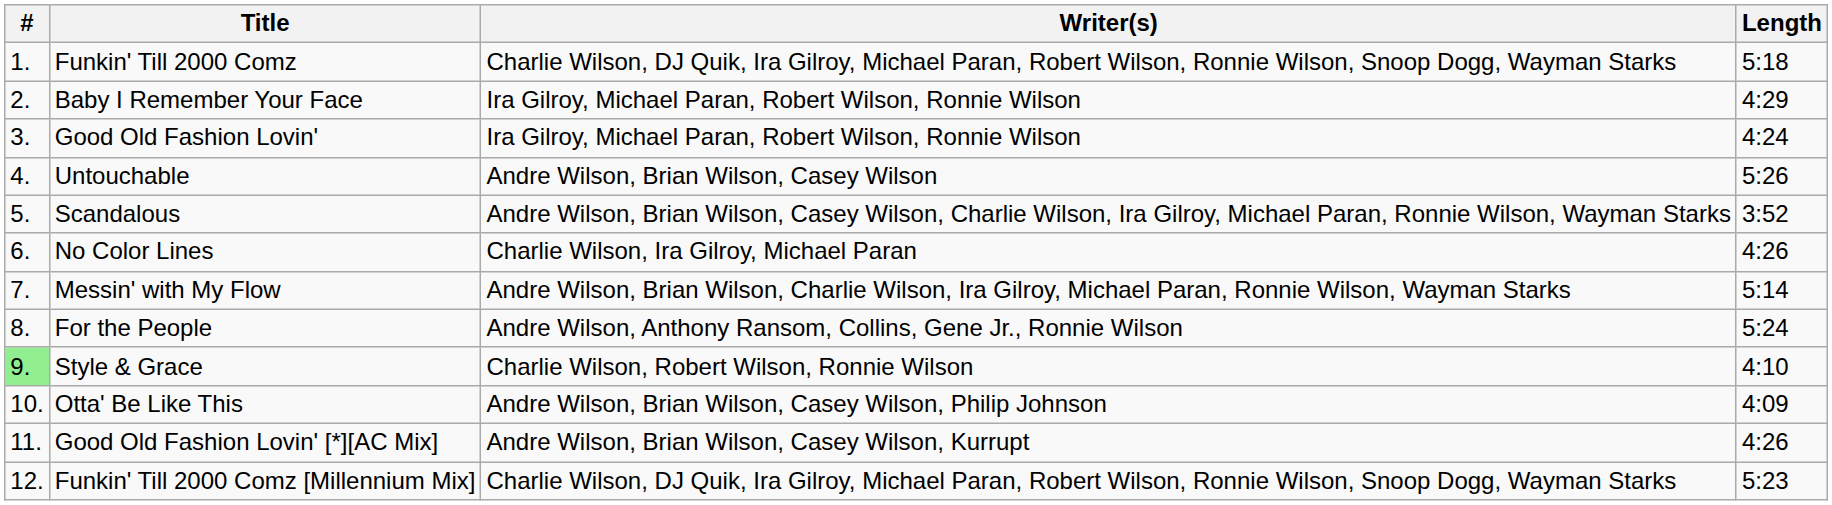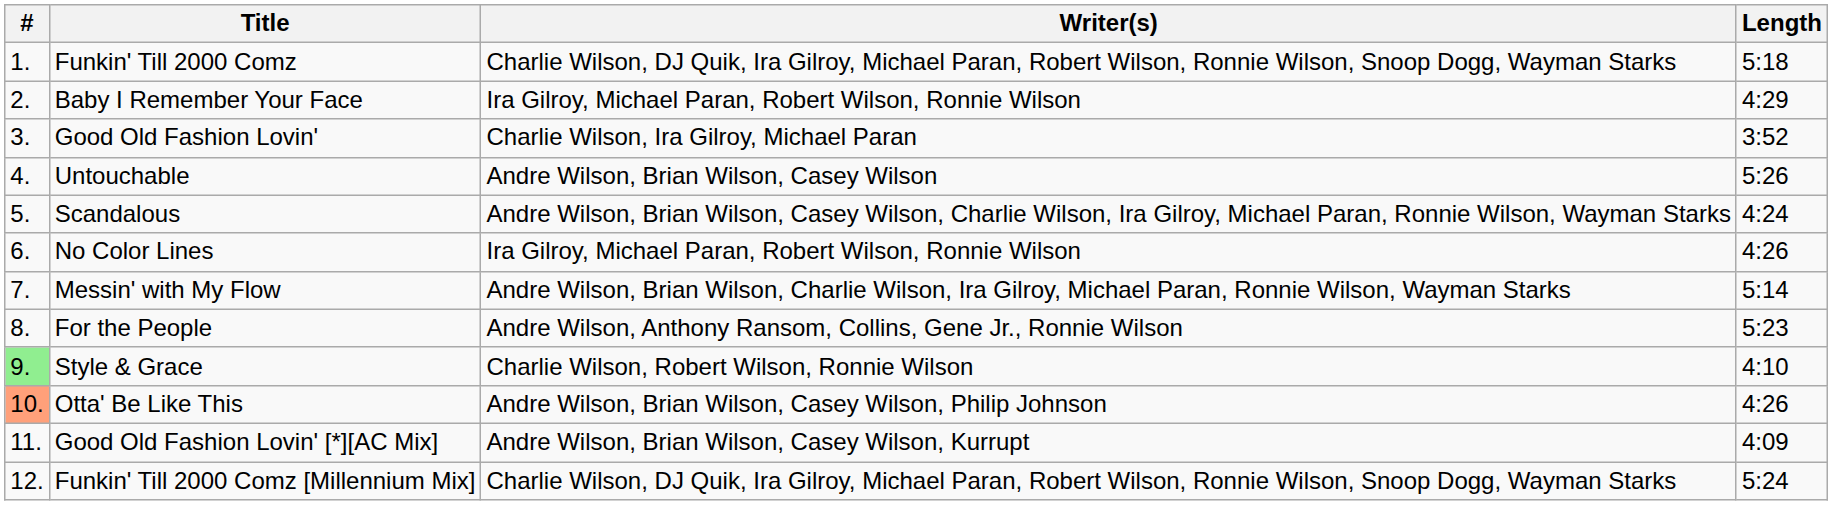(784, 137) Ira Gilroy, Michael Paran, Robert Wilson, Ronnie Wilson -> (702, 137) Charlie Wilson, Ira Gilroy, Michael Paran
(1765, 137) 4:24 -> (1765, 137) 3:52
(1765, 213) 3:52 -> (1765, 213) 4:24
(702, 251) Charlie Wilson, Ira Gilroy, Michael Paran -> (784, 251) Ira Gilroy, Michael Paran, Robert Wilson, Ronnie Wilson
(1765, 328) 5:24 -> (1765, 328) 5:23
(27, 404) no background -> (27, 404) lightsalmon background
(1765, 404) 4:09 -> (1765, 404) 4:26
(1765, 442) 4:26 -> (1765, 442) 4:09
(1765, 480) 5:23 -> (1765, 480) 5:24
